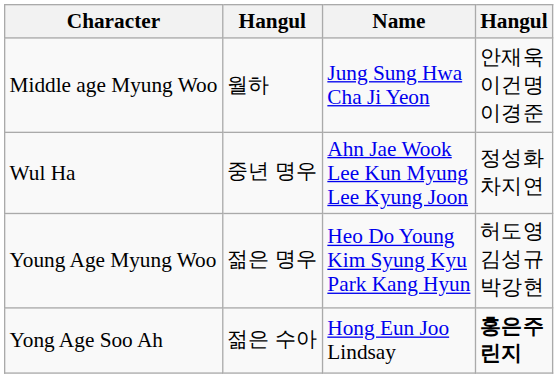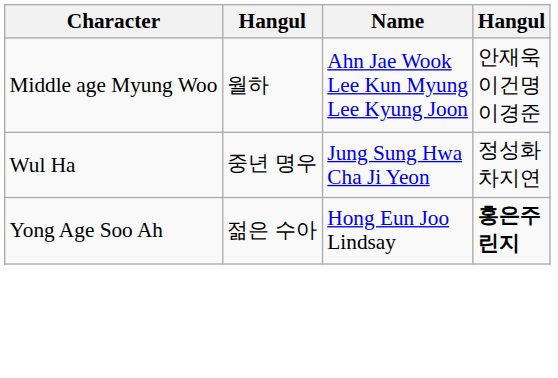(395, 85) Jung Sung Hwa Cha Ji Yeon -> (398, 85) Ahn Jae Wook Lee Kun Myung Lee Kyung Joon
(398, 172) Ahn Jae Wook Lee Kun Myung Lee Kyung Joon -> (395, 164) Jung Sung Hwa Cha Ji Yeon
- row: (113, 260)
